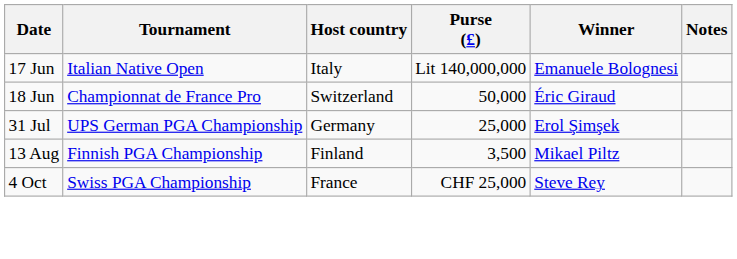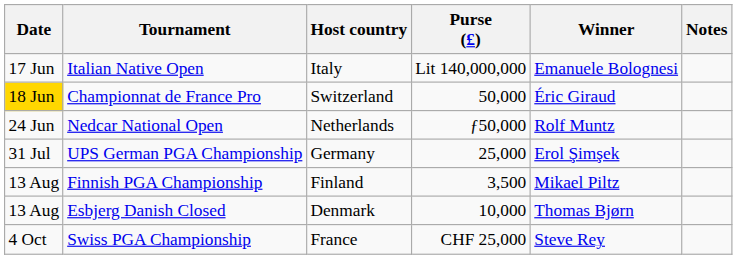(31, 96) no background -> (31, 96) gold background
+ row: (145, 125)
+ row: (146, 210)
